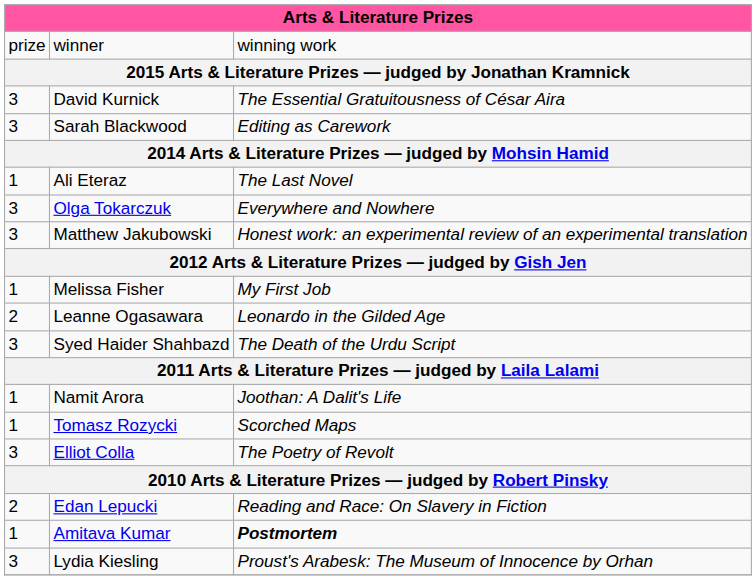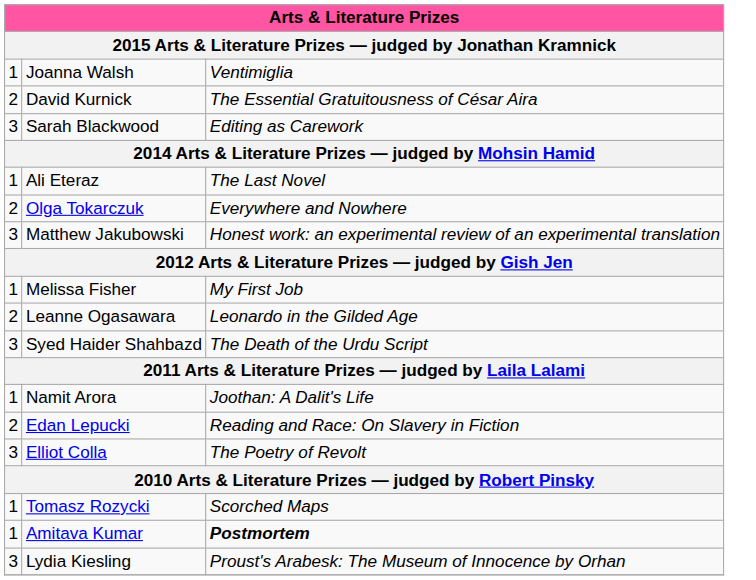- row: (79, 45)
+ row: (80, 72)
(13, 99) 3 -> (13, 99) 2
(13, 208) 3 -> (13, 208) 2
rows swapped: (105, 506) <-> (115, 425)
